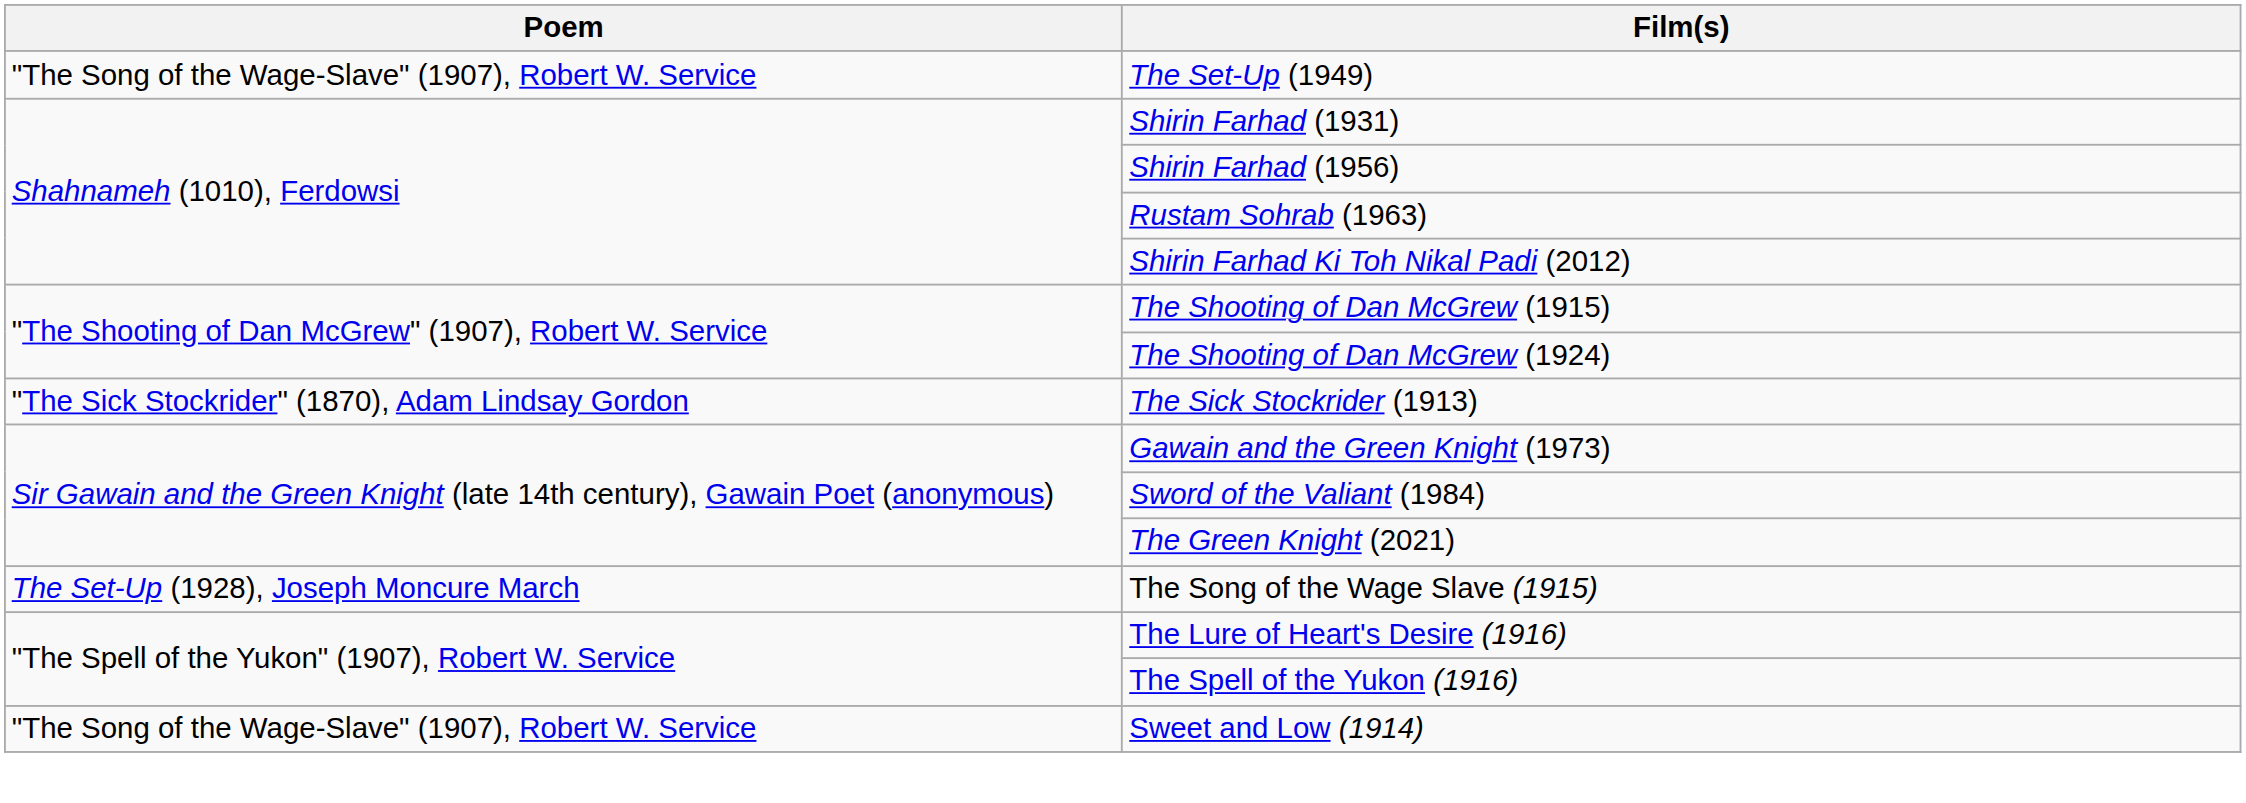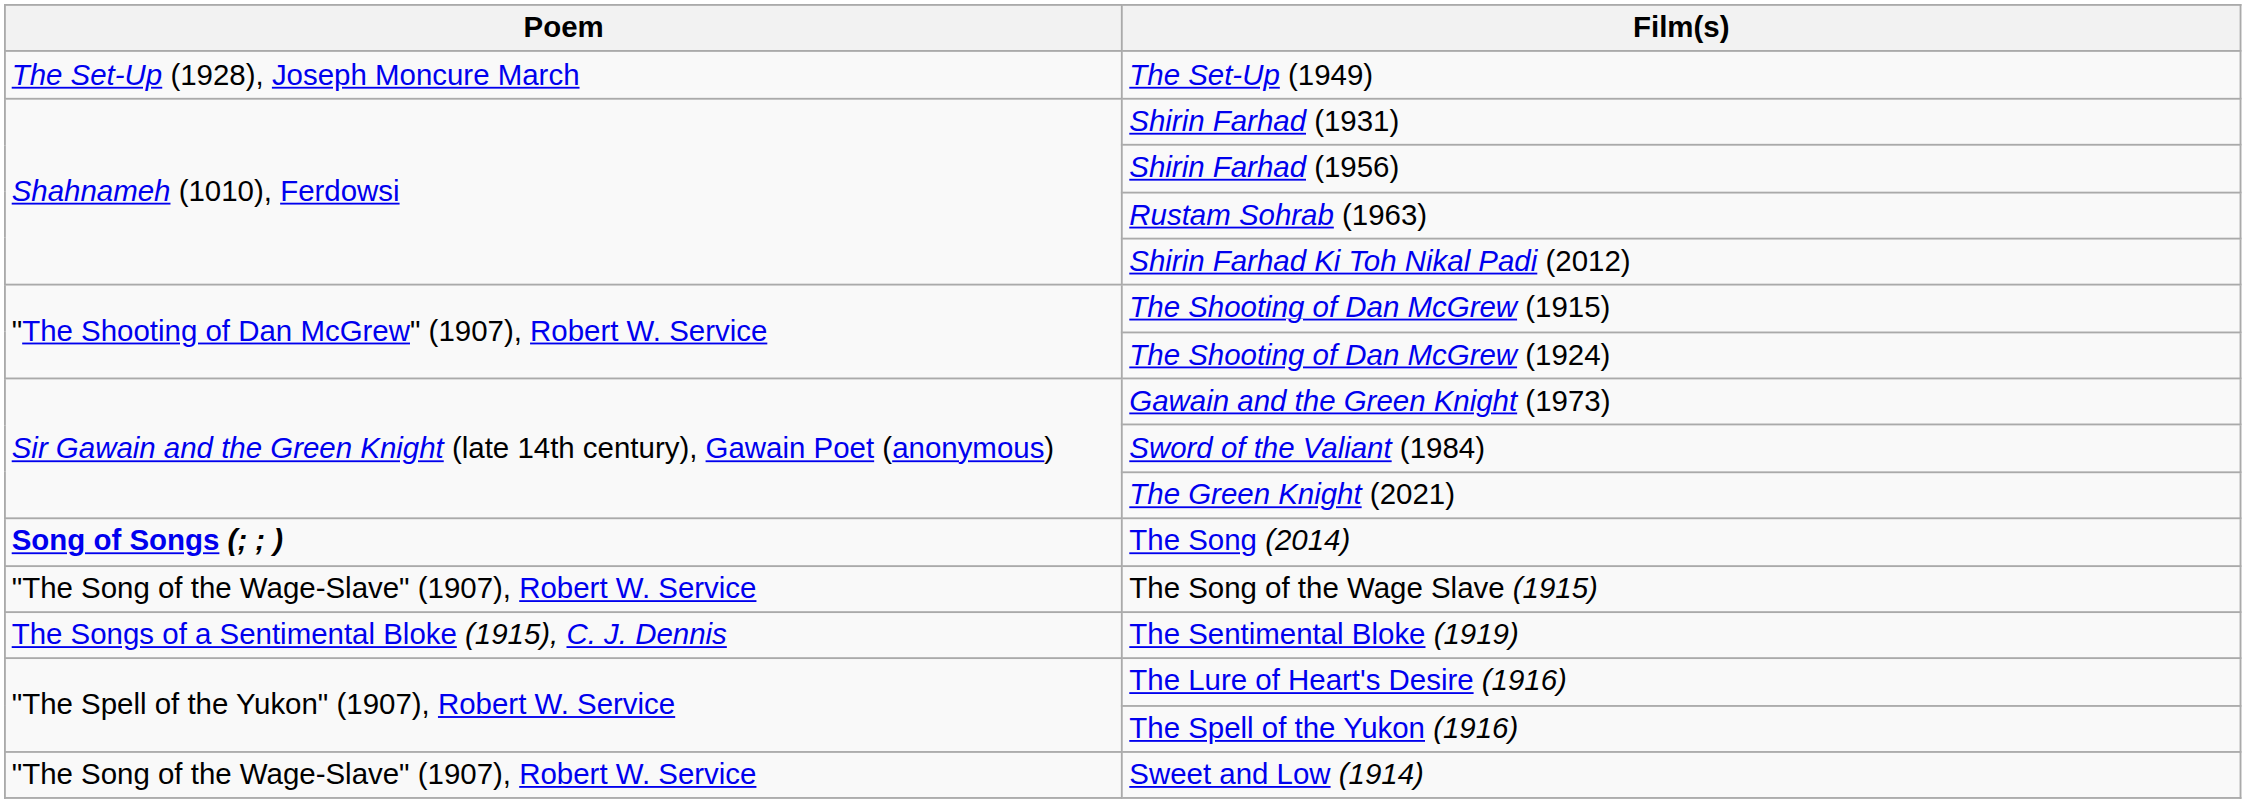(384, 74) "The Song of the Wage-Slave" (1907), Robert W. Service -> (296, 74) The Set-Up (1928), Joseph Moncure March
- row: (1304, 401)
+ row: (1240, 541)
(296, 588) The Set-Up (1928), Joseph Moncure March -> (384, 588) "The Song of the Wage-Slave" (1907), Robert W. Service
+ row: (1324, 634)
